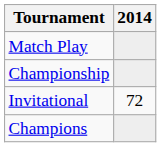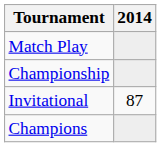(135, 100) 72 -> (135, 100) 87
